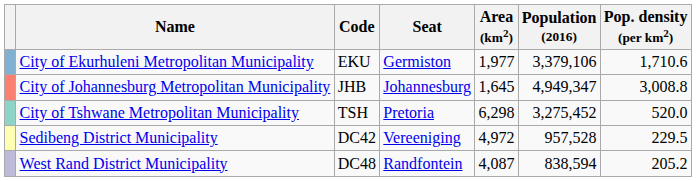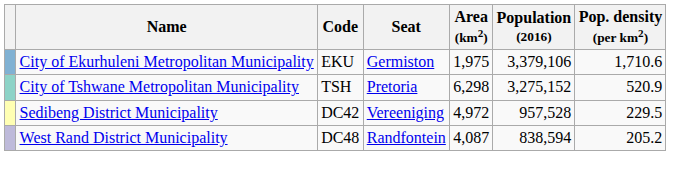(496, 62) 1,977 -> (471, 62) 1,975
- row: (175, 87)
(564, 112) 3,275,452 -> (539, 87) 3,275,152
(669, 112) 520.0 -> (644, 87) 520.9
